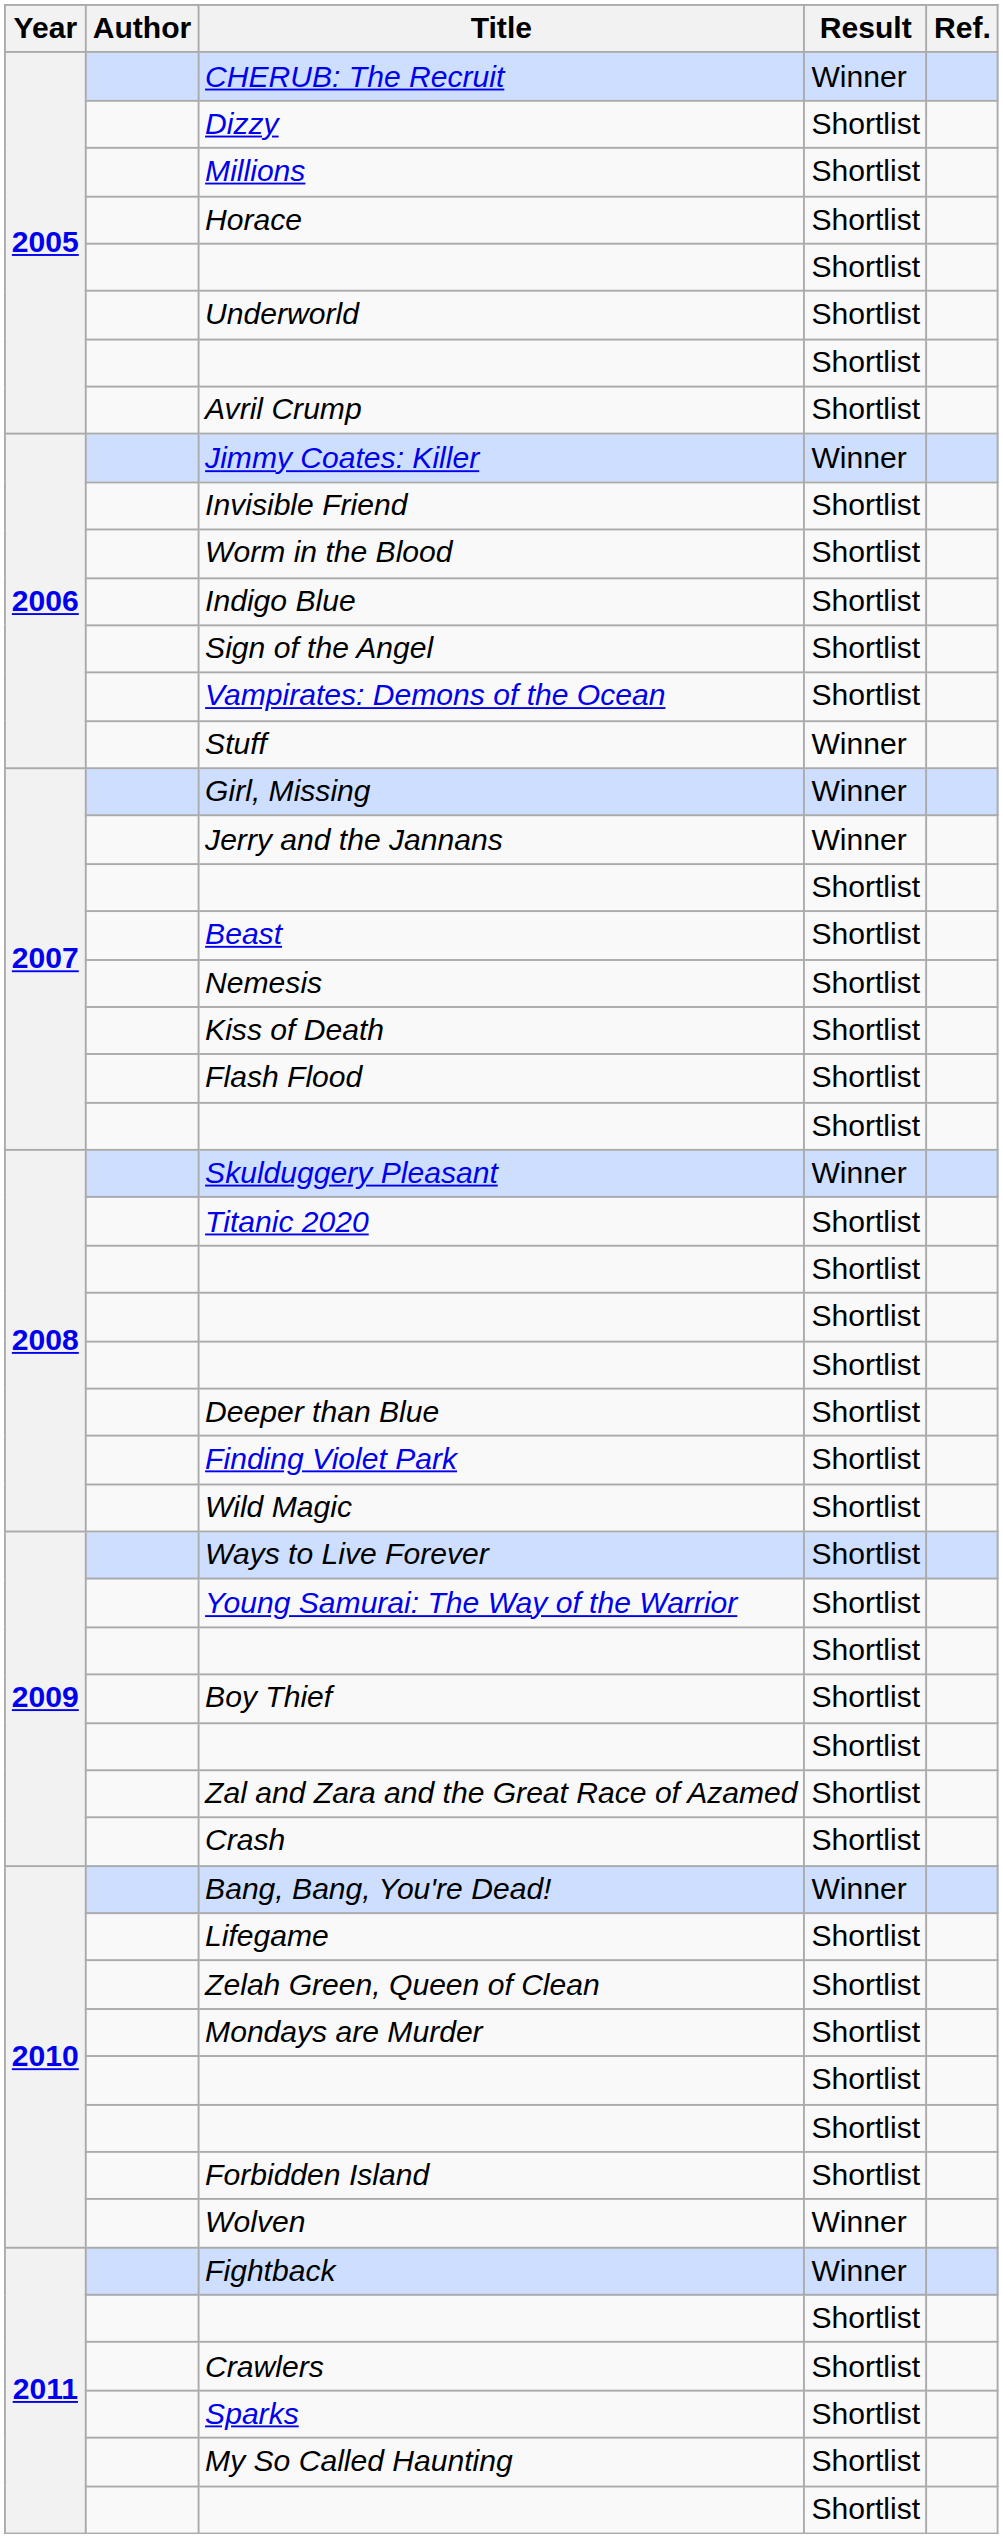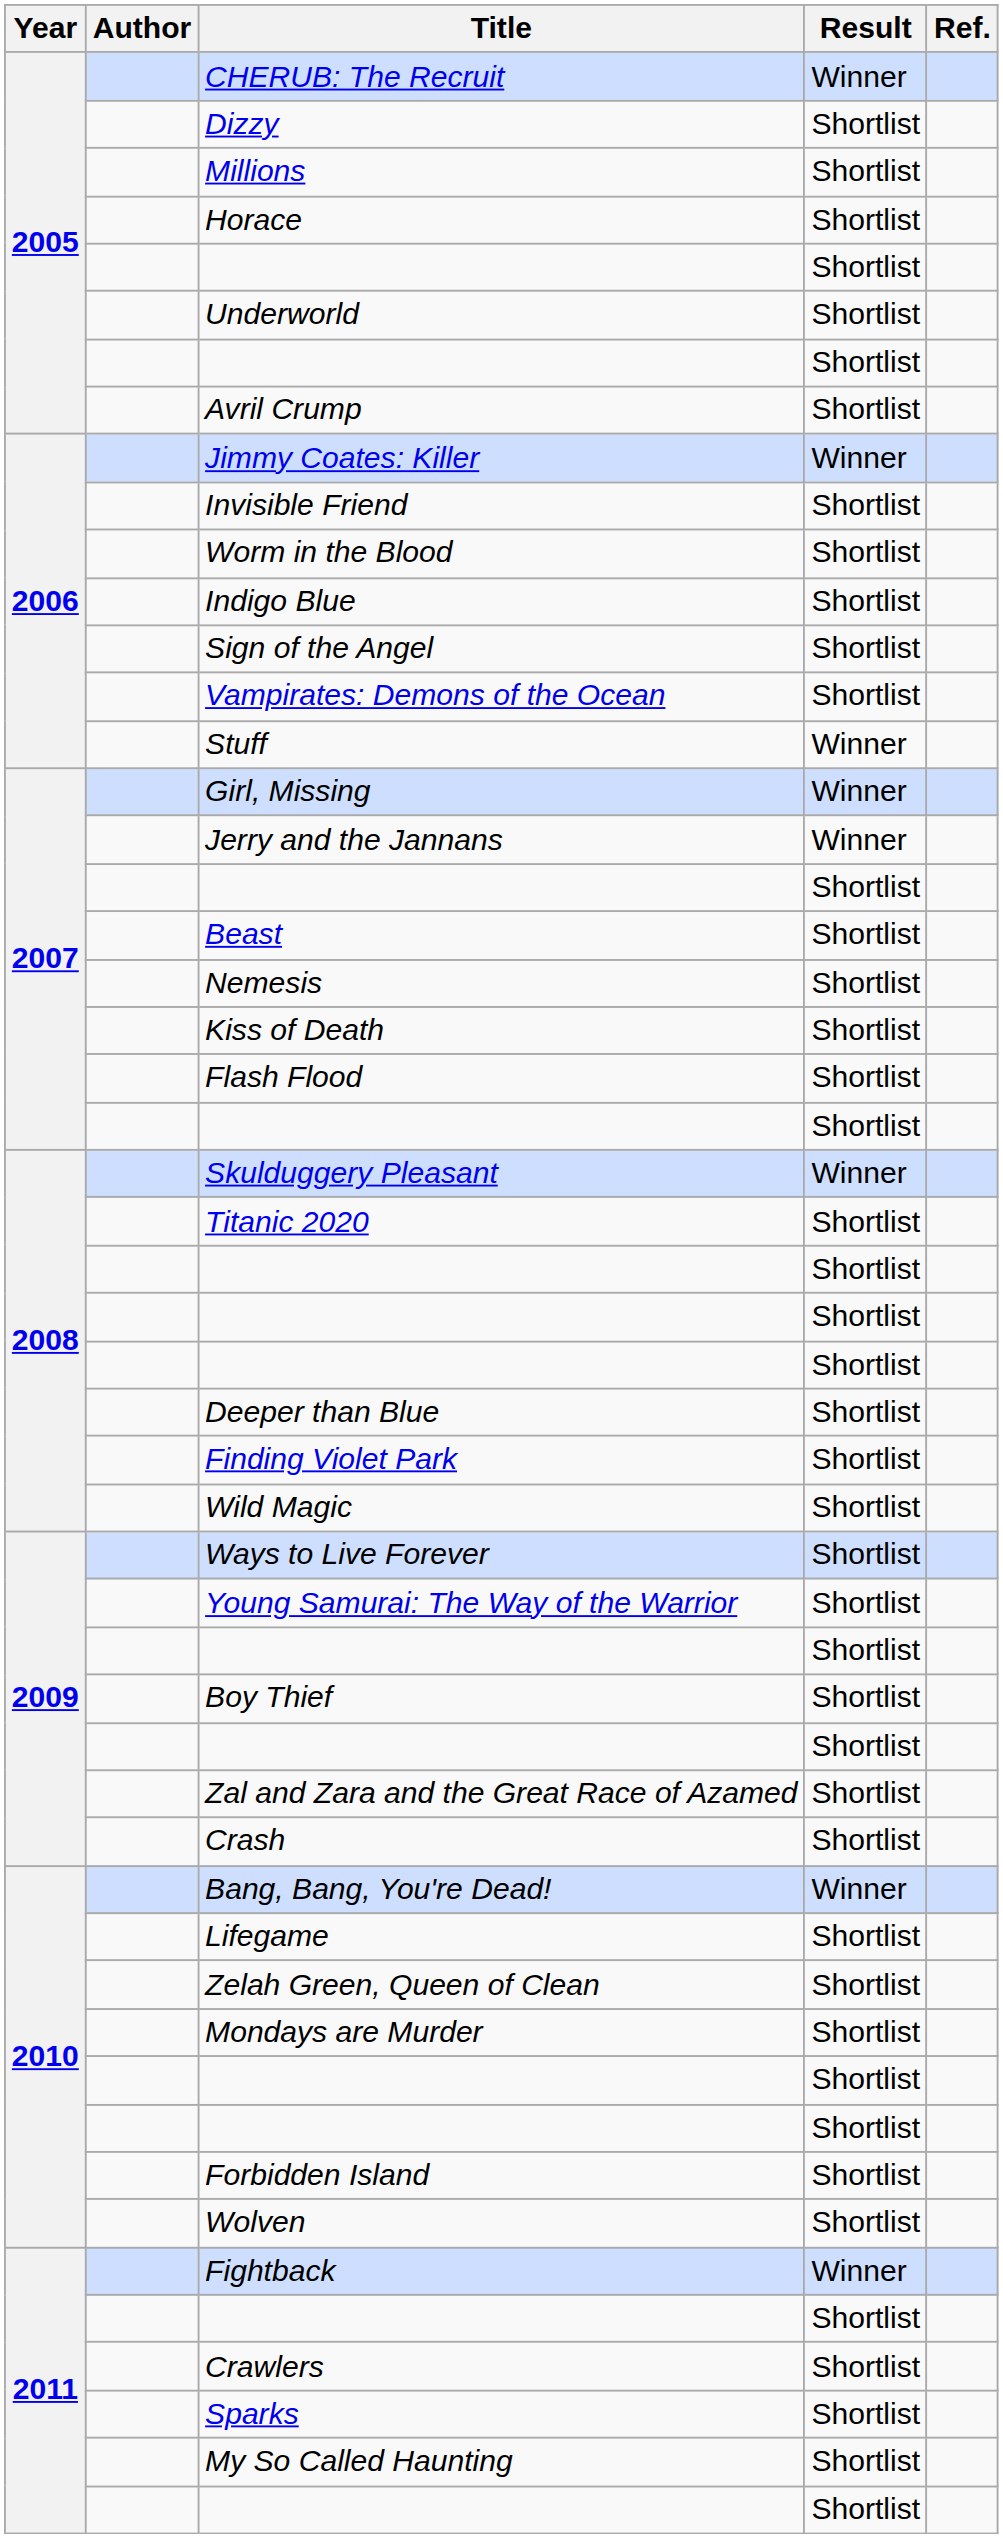(859, 2222) Winner -> (866, 2222) Shortlist
